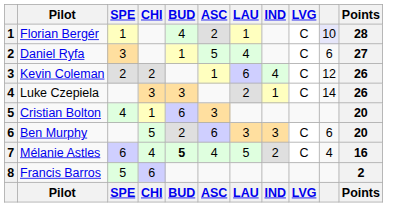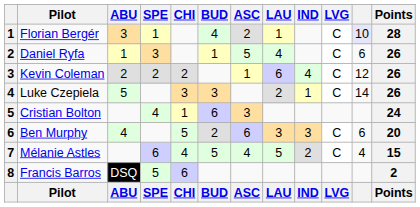+ column: (124, 14)
(361, 54) 27 -> (394, 54) 26
(361, 113) 20 -> (394, 113) 24
(182, 153) bold -> (215, 153) normal
(361, 153) 16 -> (394, 153) 15
